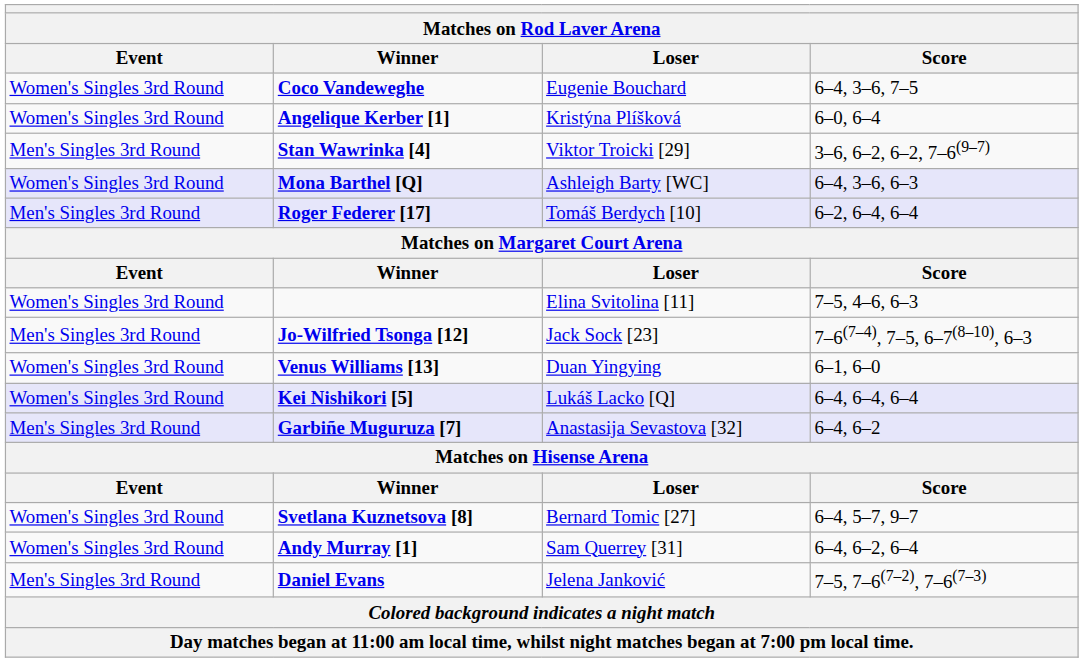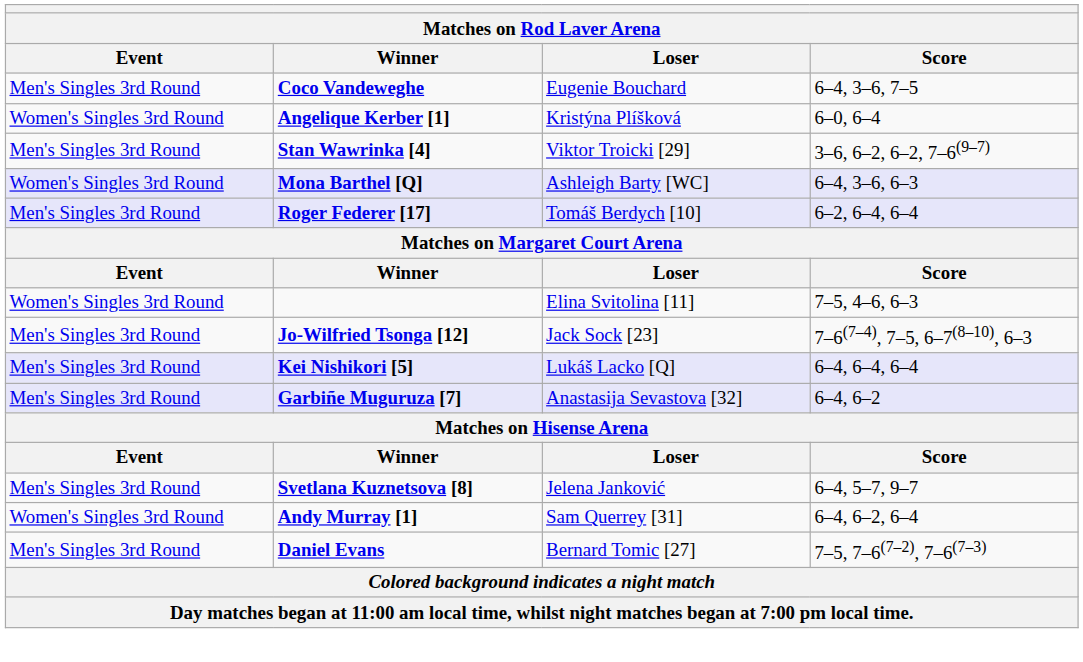(117, 88) Women's Singles 3rd Round -> (105, 88) Men's Singles 3rd Round
- row: (358, 367)
(117, 397) Women's Singles 3rd Round -> (105, 367) Men's Singles 3rd Round
(117, 517) Women's Singles 3rd Round -> (105, 487) Men's Singles 3rd Round
(621, 517) Bernard Tomic [27] -> (606, 487) Jelena Janković
(606, 579) Jelena Janković -> (621, 549) Bernard Tomic [27]
